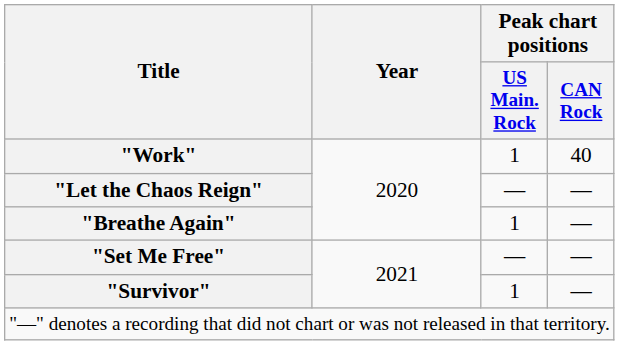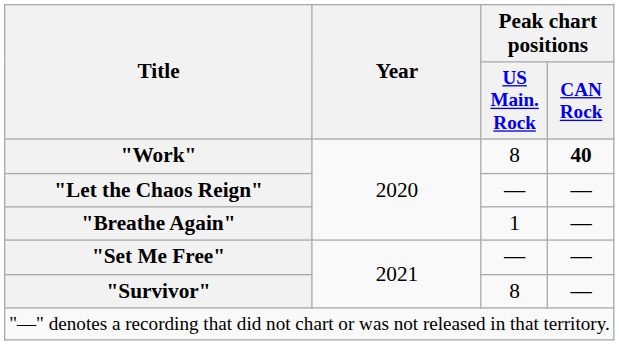(515, 155) 1 -> (515, 155) 8
(581, 155) normal -> (581, 155) bold
(515, 290) 1 -> (515, 290) 8
